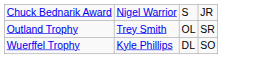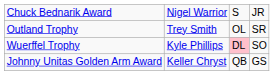(188, 45) no background -> (239, 45) pink background
+ row: (84, 62)
